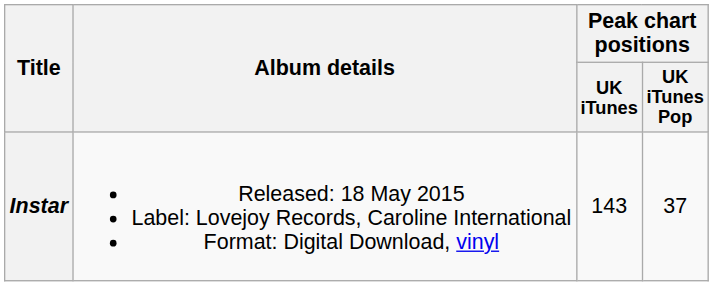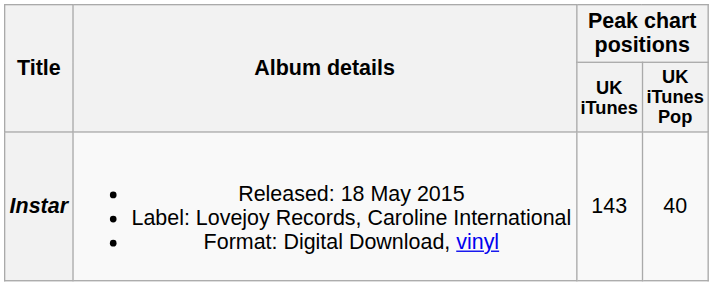(675, 206) 37 -> (675, 206) 40
